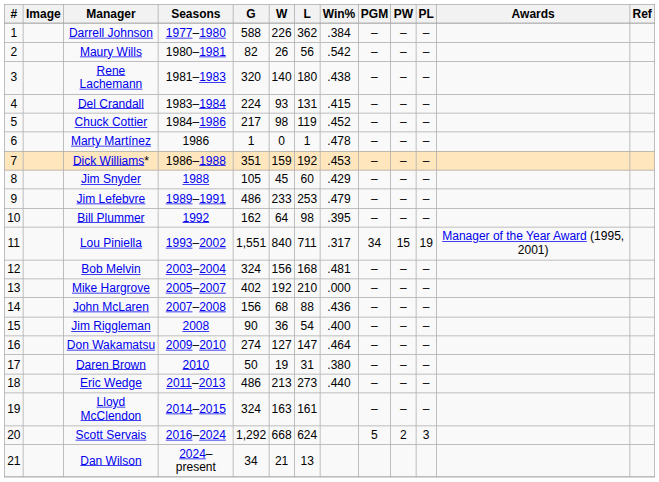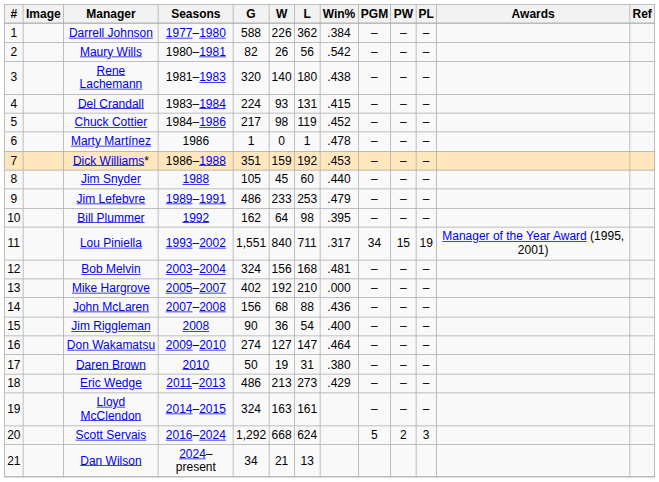(339, 179) .429 -> (339, 179) .440
(339, 383) .440 -> (339, 383) .429
